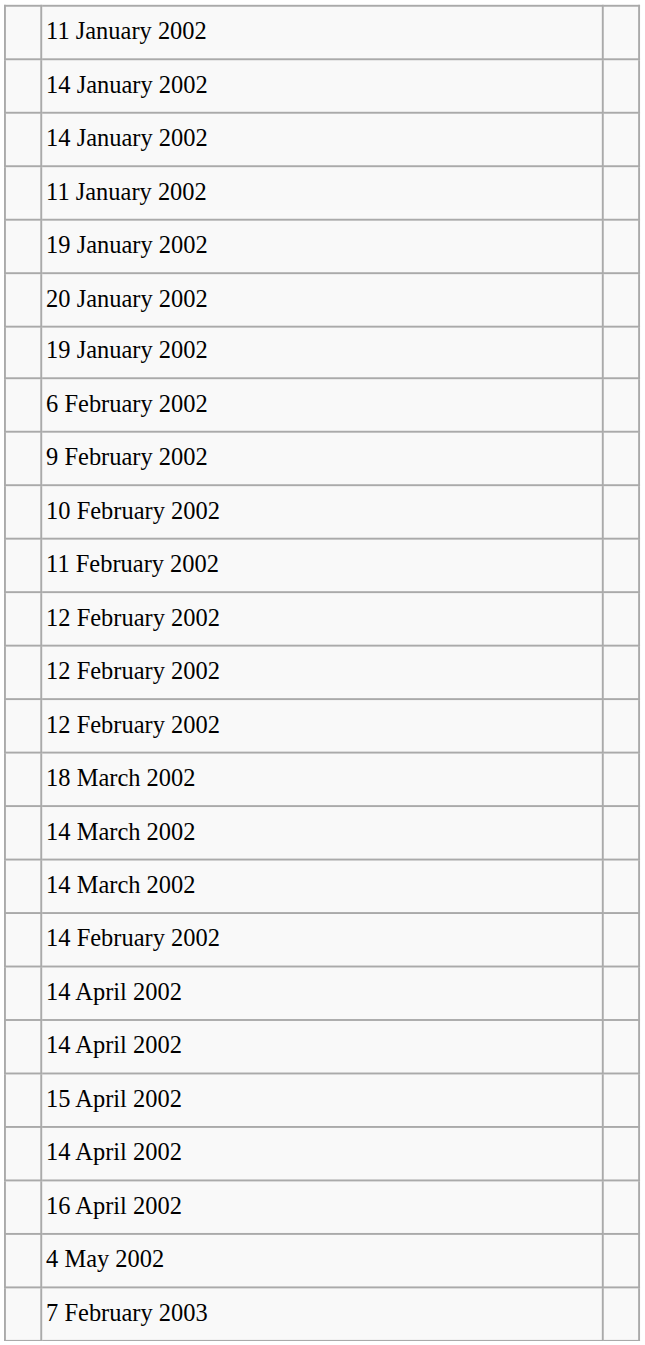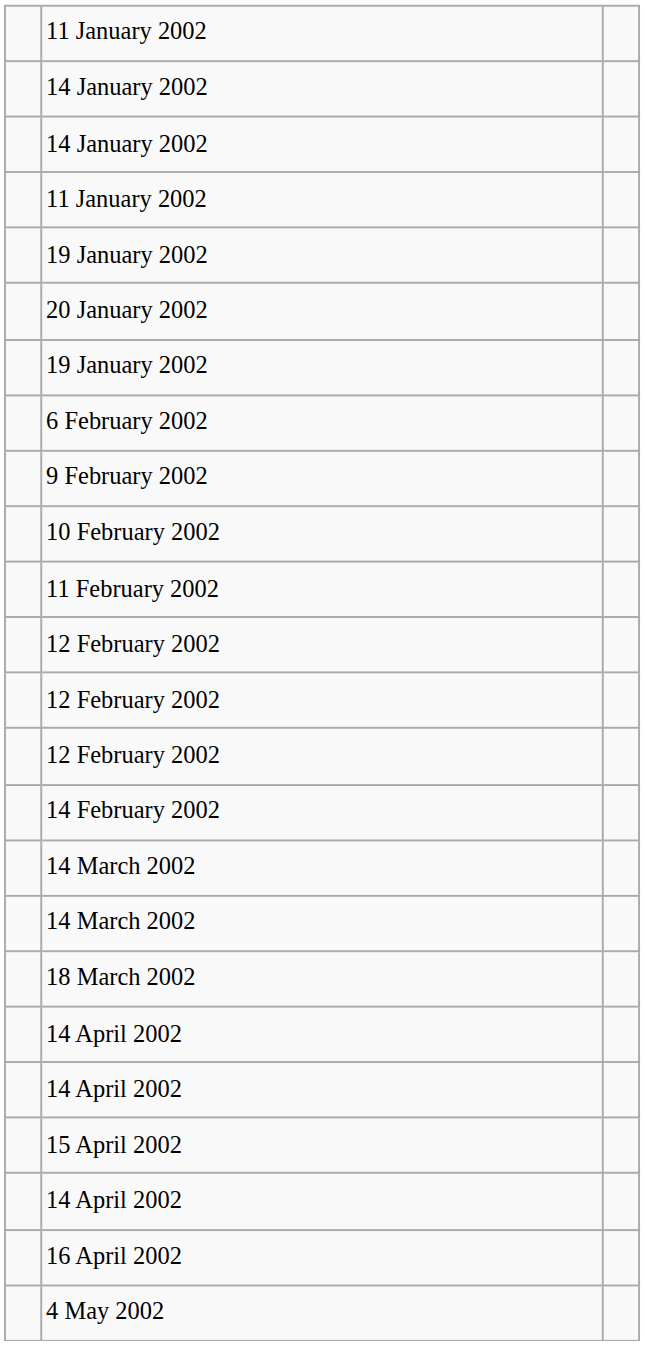rows swapped: (23, 940) <-> (23, 780)
- row: (23, 1314)
